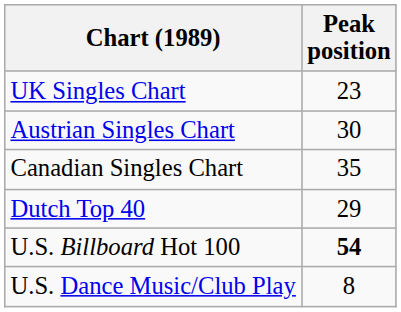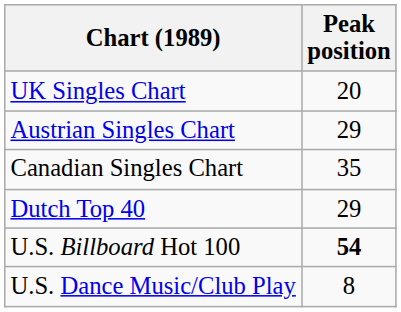(349, 90) 23 -> (349, 90) 20
(349, 129) 30 -> (349, 129) 29
